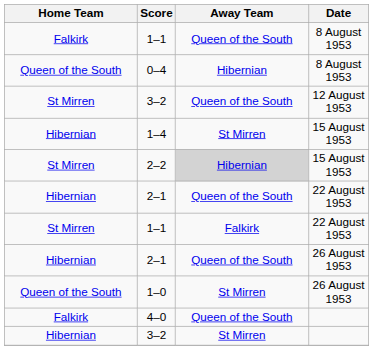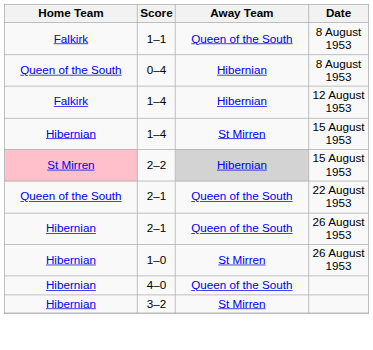+ row: (156, 102)
- row: (156, 102)
(71, 165) no background -> (71, 165) pink background
(71, 197) Hibernian -> (71, 197) Queen of the South
- row: (156, 228)
(71, 292) Queen of the South -> (71, 260) Hibernian
(71, 317) Falkirk -> (71, 285) Hibernian
